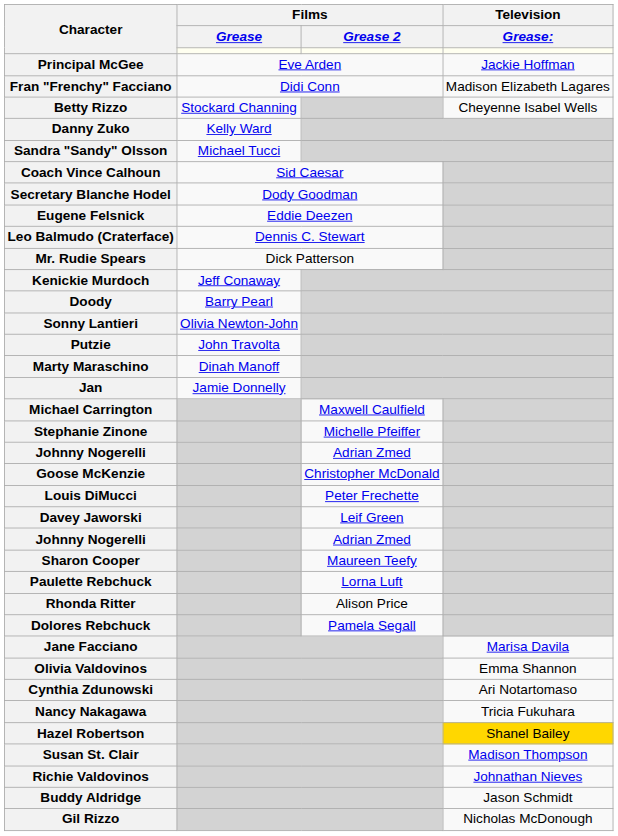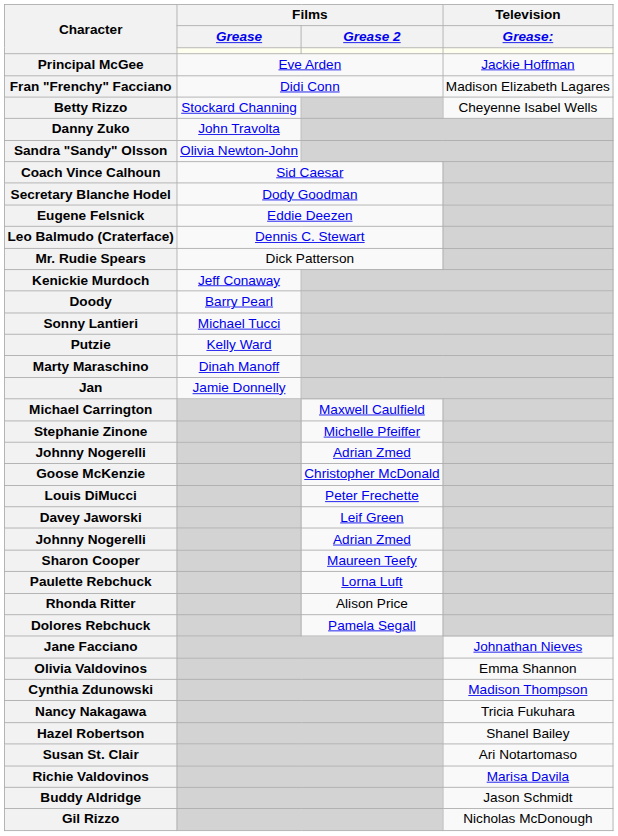(239, 129) Kelly Ward -> (239, 129) John Travolta
(239, 150) Michael Tucci -> (239, 150) Olivia Newton-John
(239, 323) Olivia Newton-John -> (239, 323) Michael Tucci
(239, 345) John Travolta -> (239, 345) Kelly Ward
(528, 647) Marisa Davila -> (528, 647) Johnathan Nieves
(528, 690) Ari Notartomaso -> (528, 690) Madison Thompson
(528, 733) gold background -> (528, 733) no background
(528, 754) Madison Thompson -> (528, 754) Ari Notartomaso
(528, 776) Johnathan Nieves -> (528, 776) Marisa Davila
